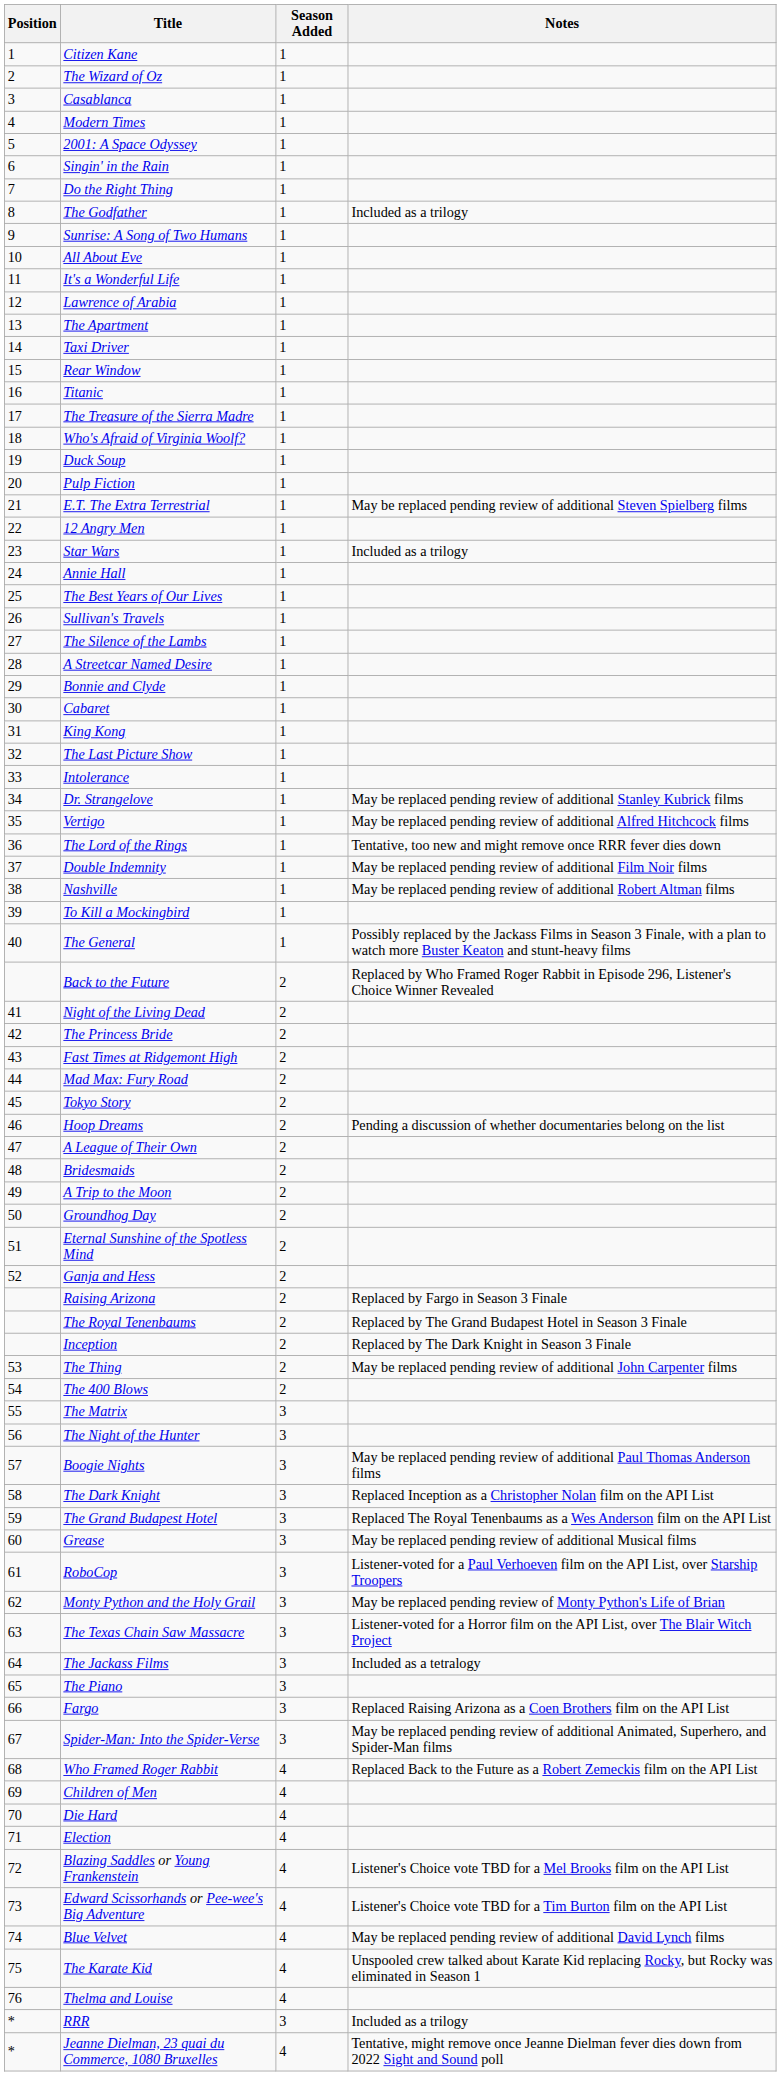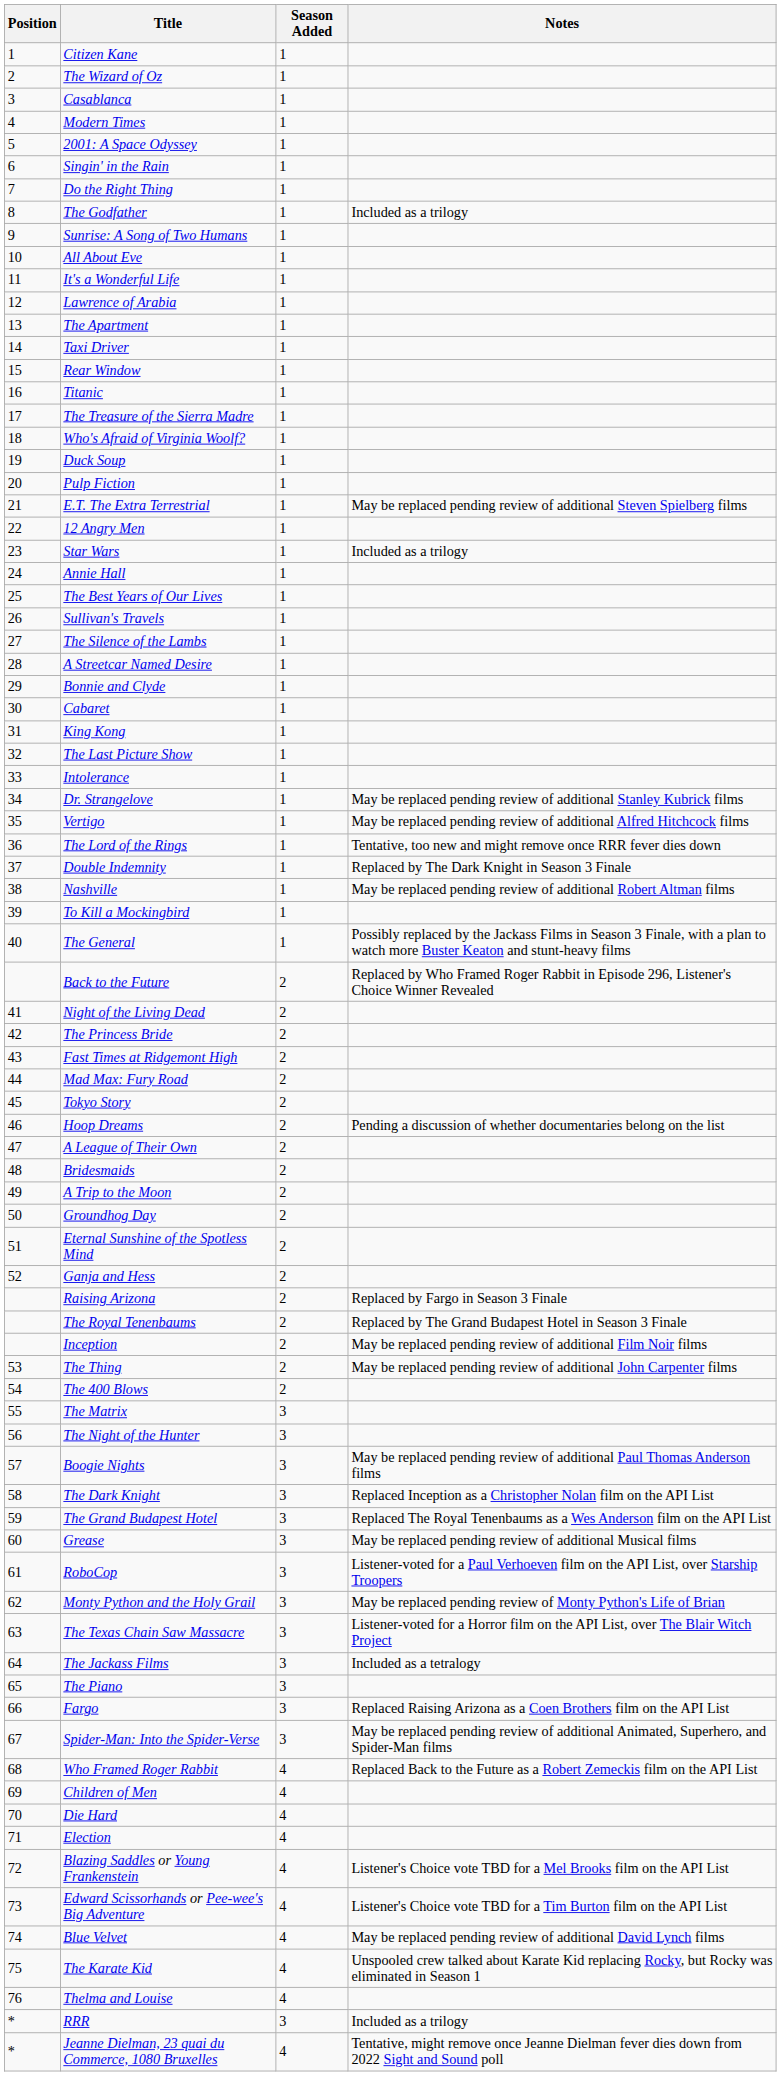(529, 867) May be replaced pending review of additional Film Noir films -> (491, 867) Replaced by The Dark Knight in Season 3 Finale
(491, 1344) Replaced by The Dark Knight in Season 3 Finale -> (529, 1344) May be replaced pending review of additional Film Noir films
